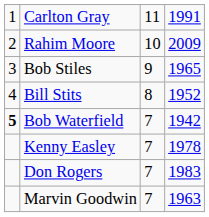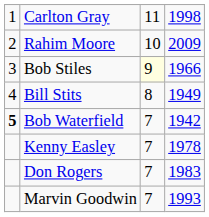(185, 17) 1991 -> (185, 17) 1998
(148, 69) no background -> (148, 69) lightyellow background
(185, 69) 1965 -> (185, 69) 1966
(185, 95) 1952 -> (185, 95) 1949
(185, 198) 1963 -> (185, 198) 1993
